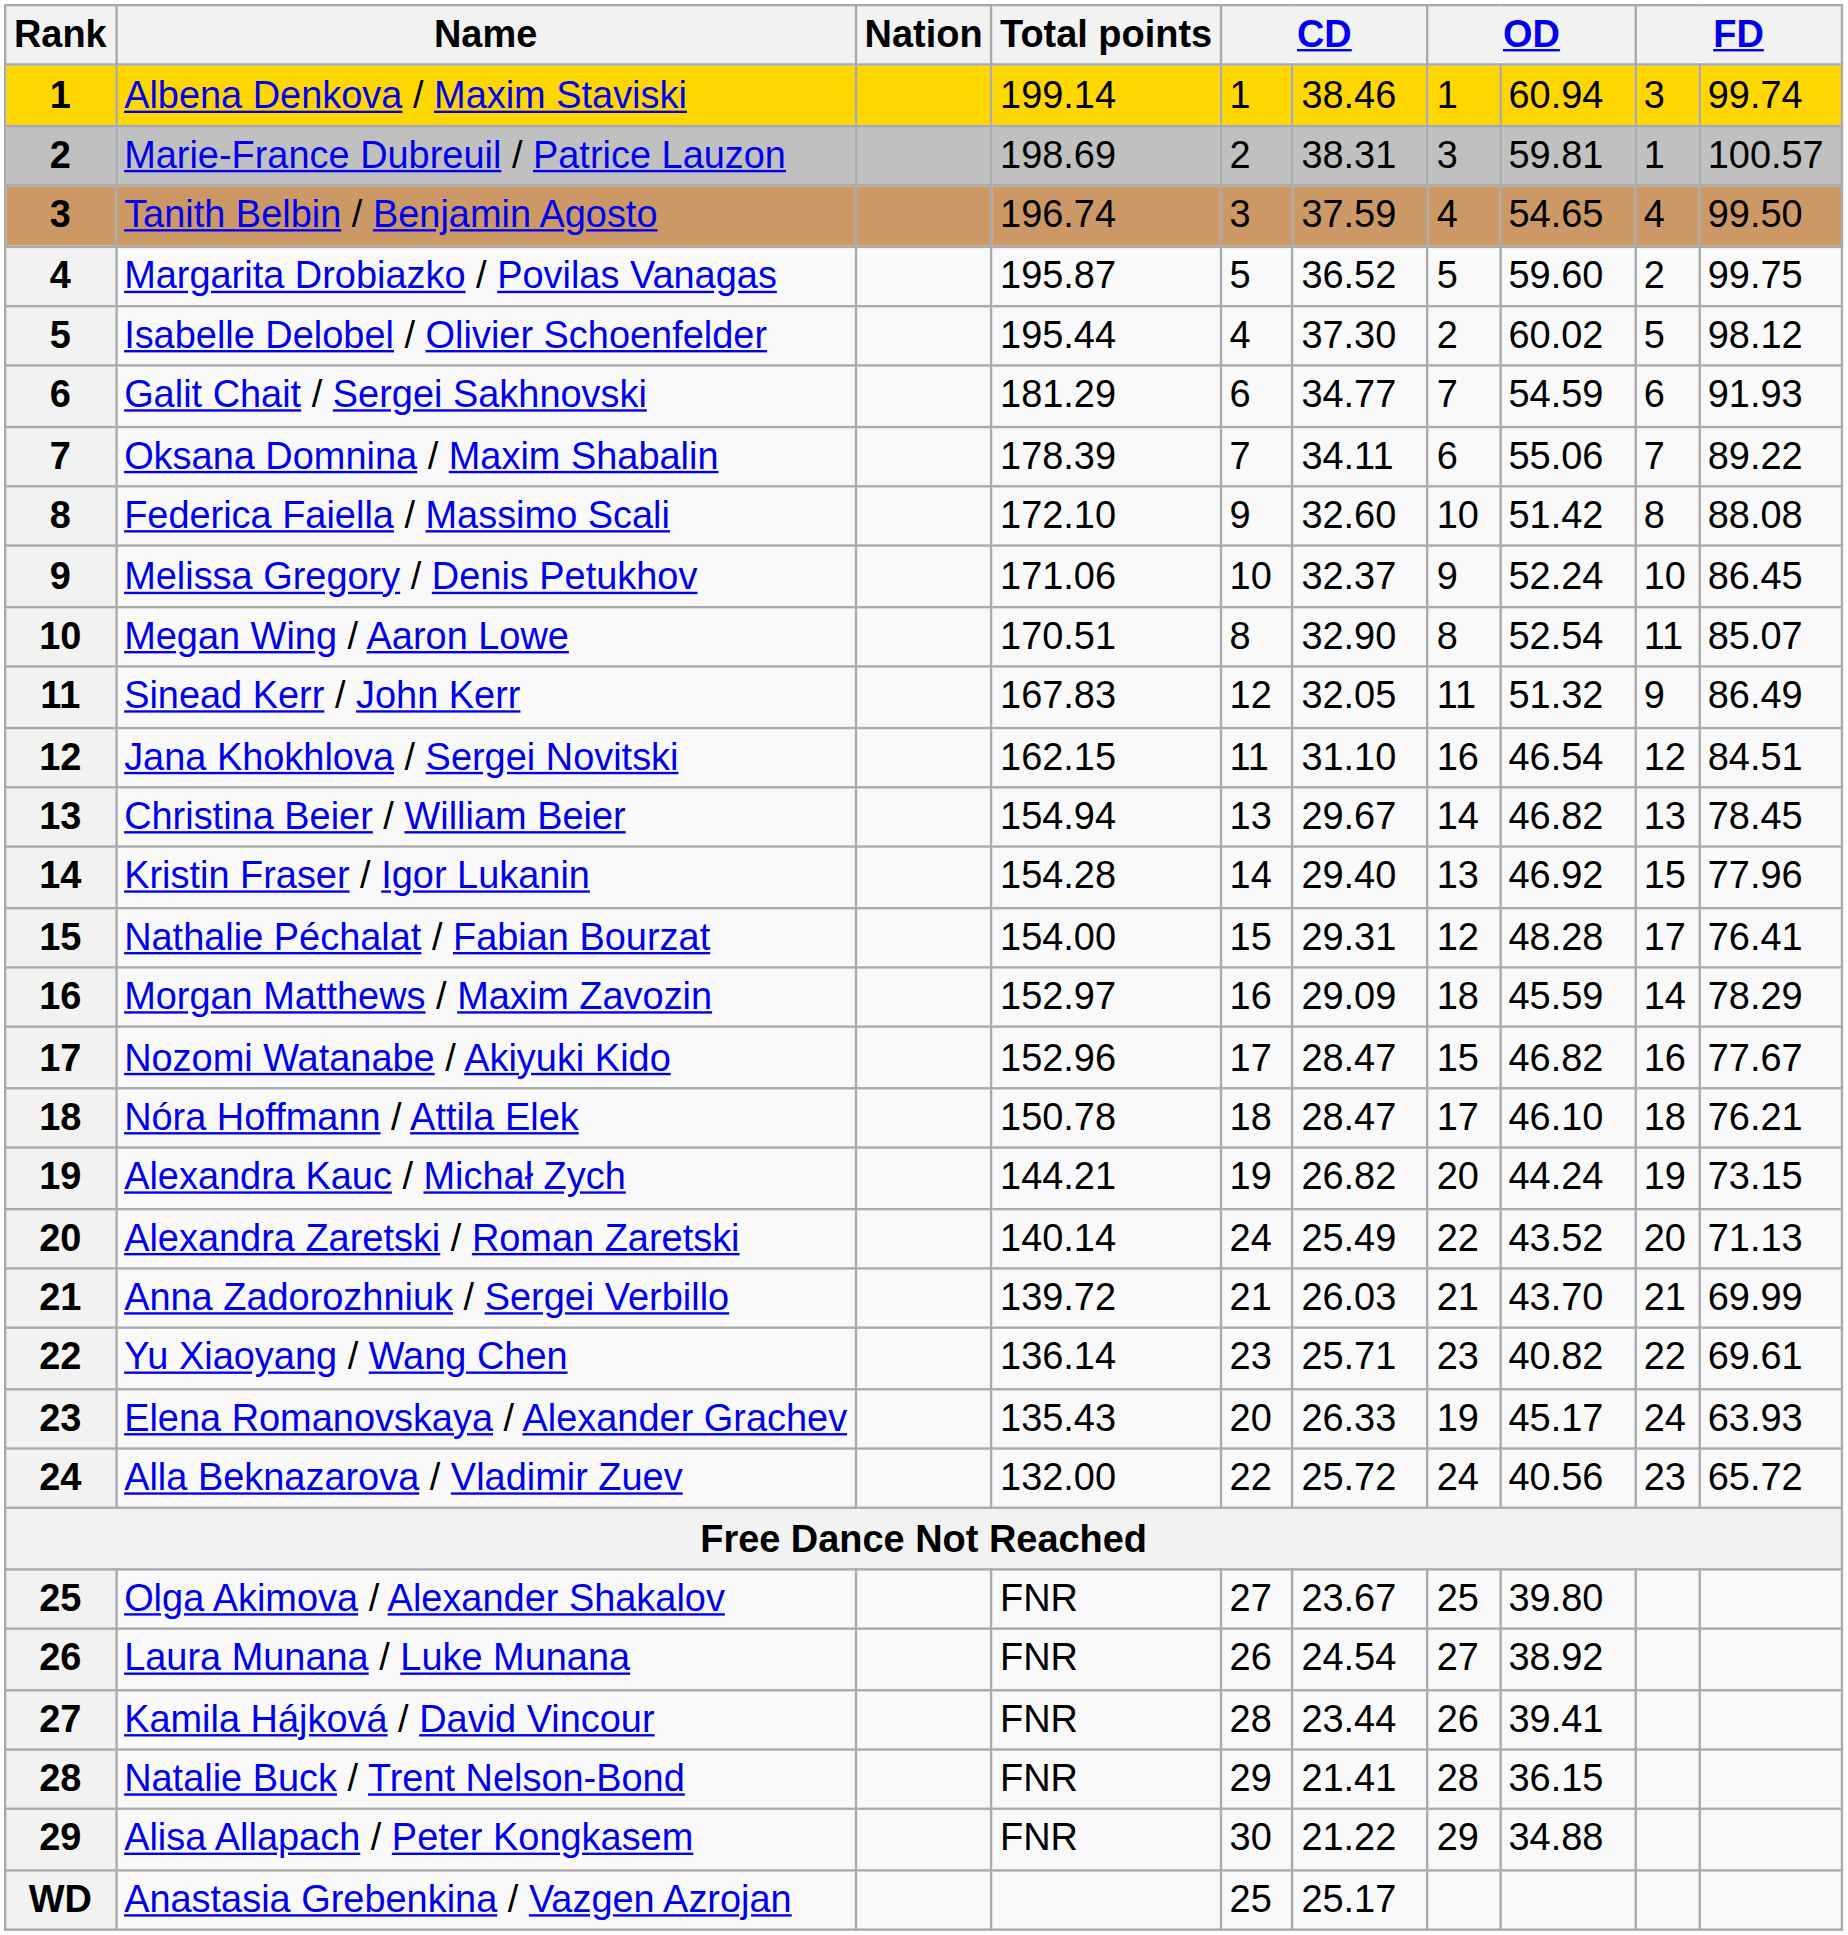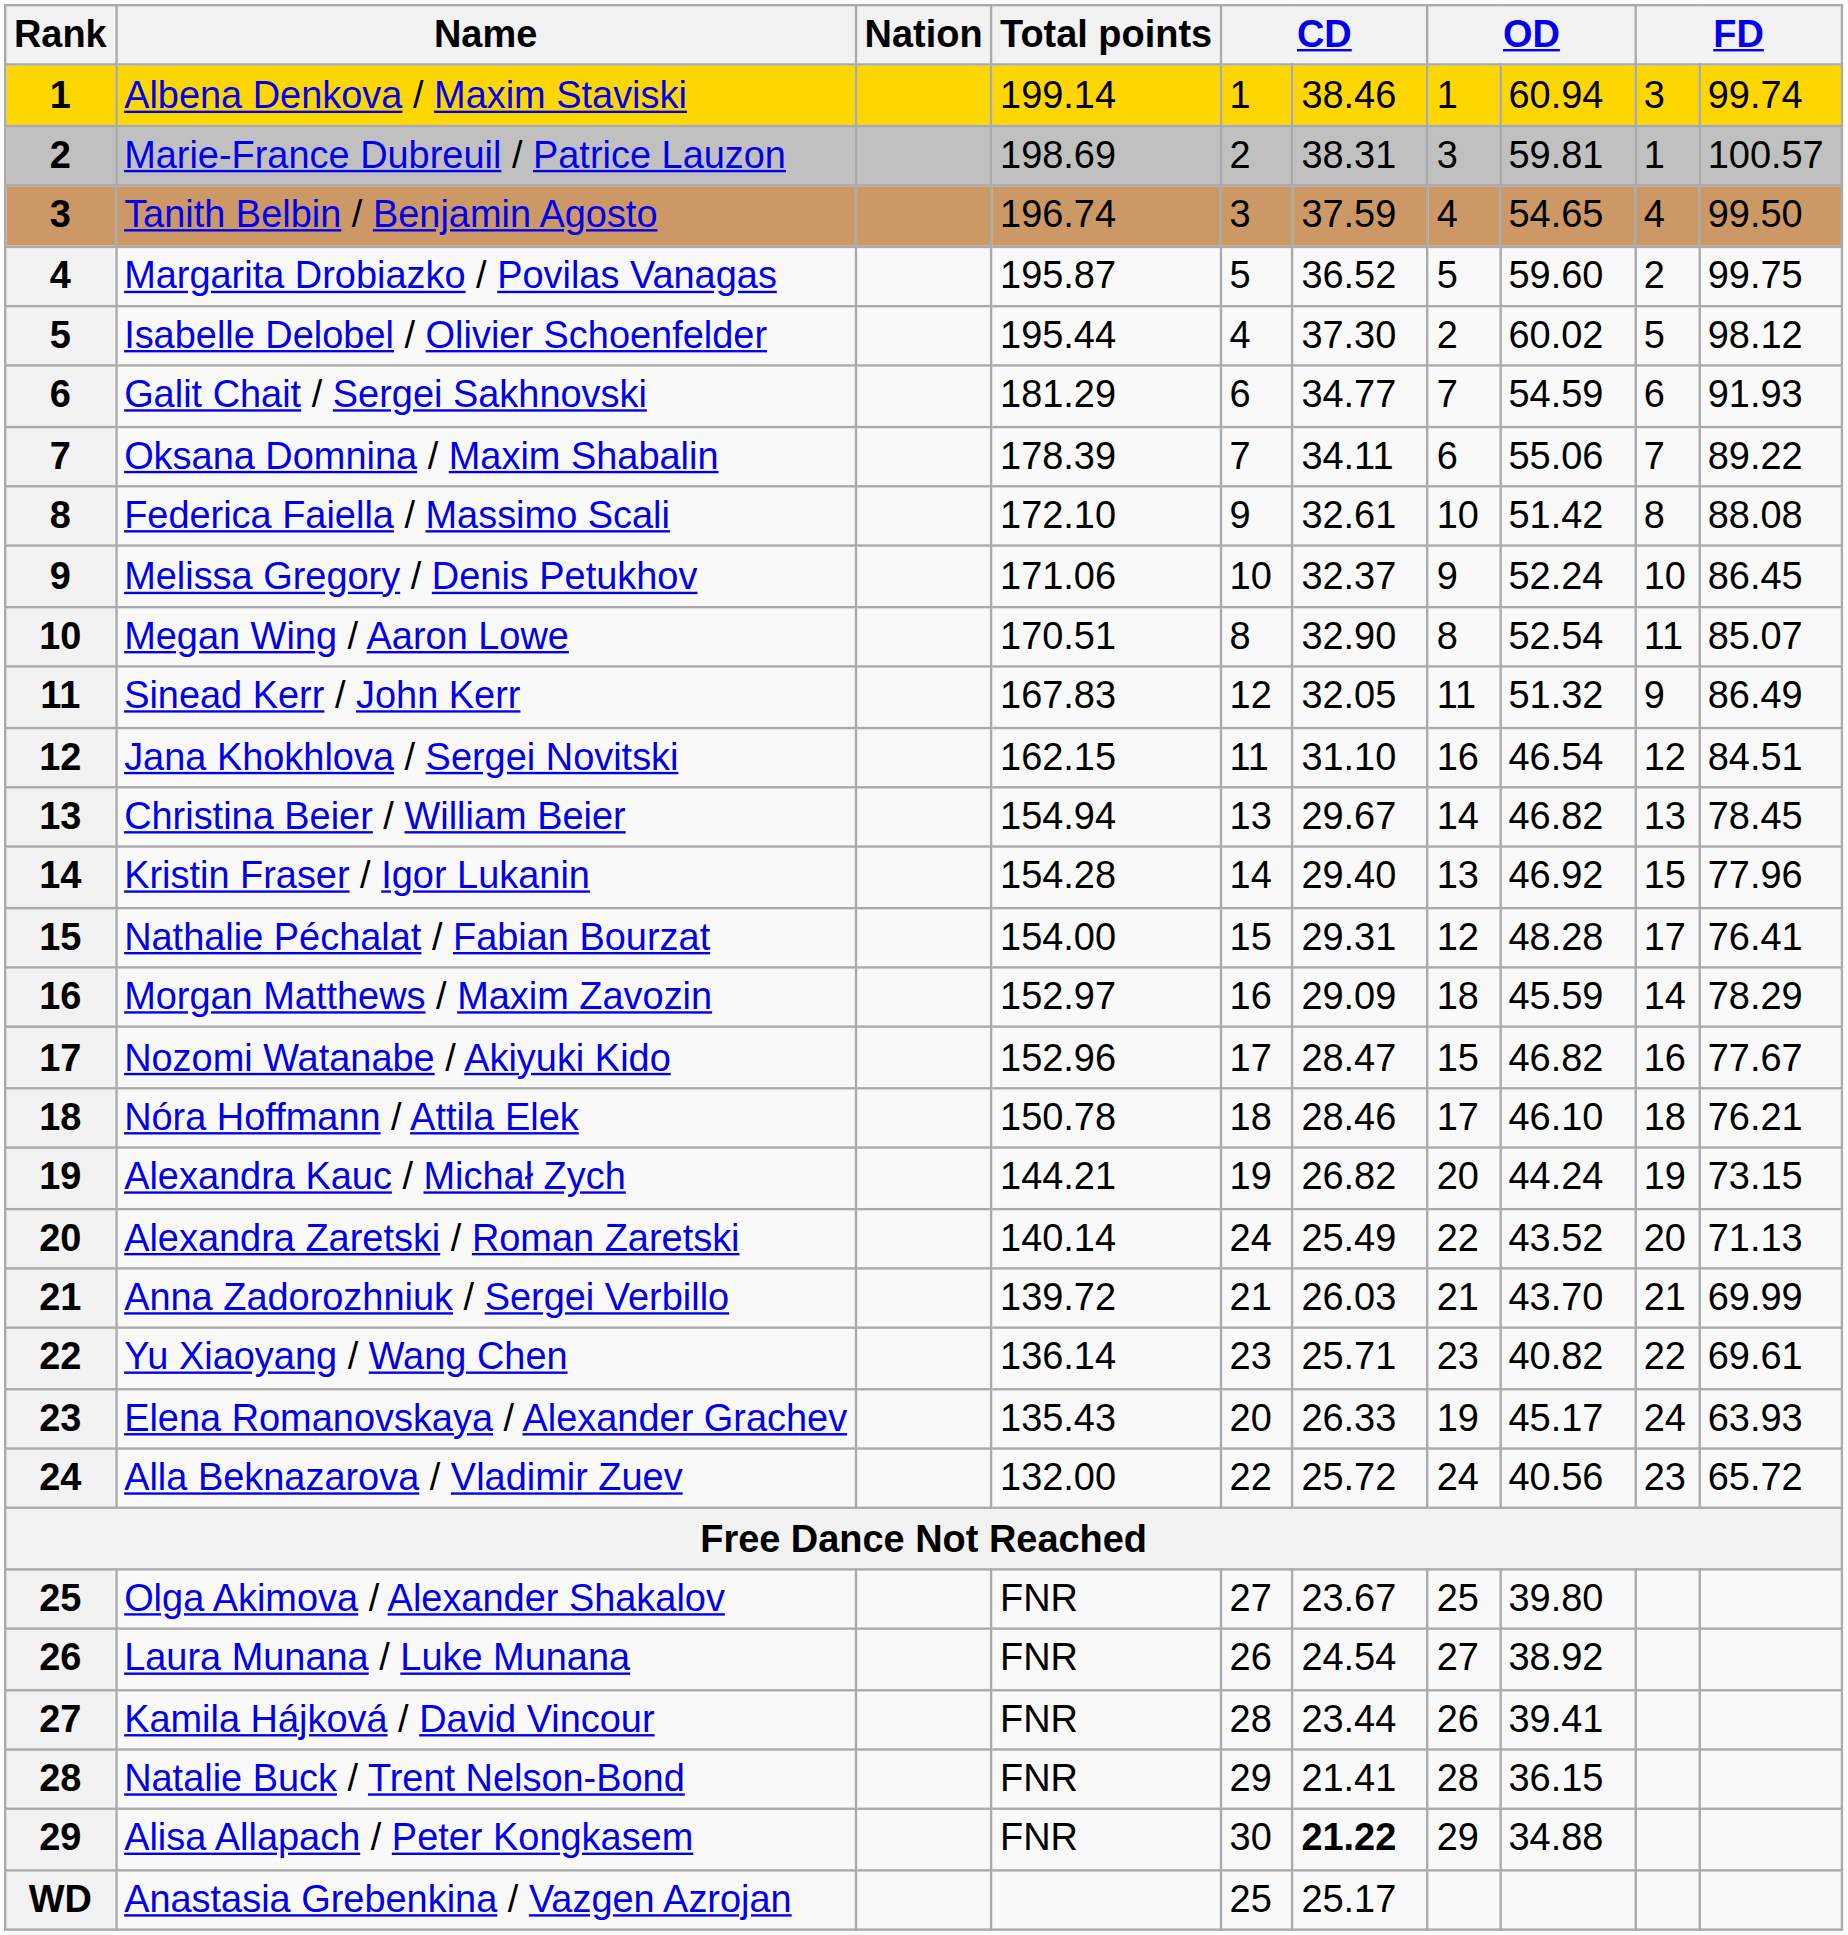(1349, 515) 32.60 -> (1349, 515) 32.61
(1349, 1117) 28.47 -> (1349, 1117) 28.46
(1349, 1838) normal -> (1349, 1838) bold
